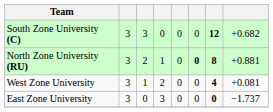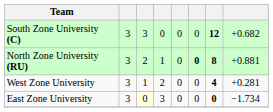(245, 83) +0.081 -> (245, 83) +0.281
(145, 99) no background -> (145, 99) lightyellow background
(245, 99) −1.737 -> (245, 99) −1.734
